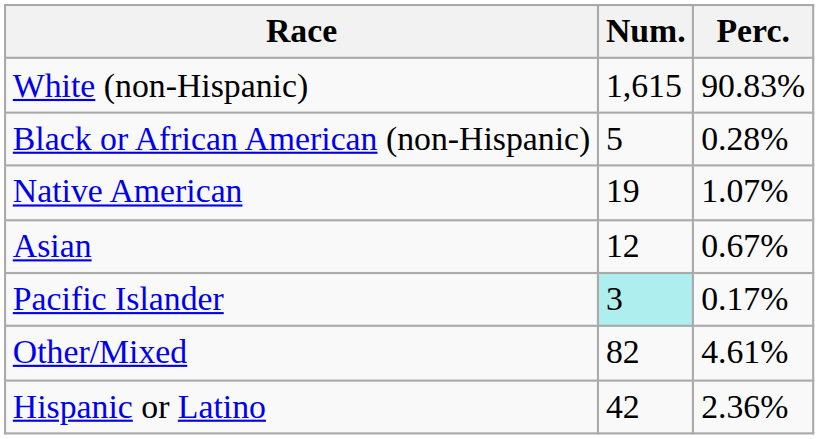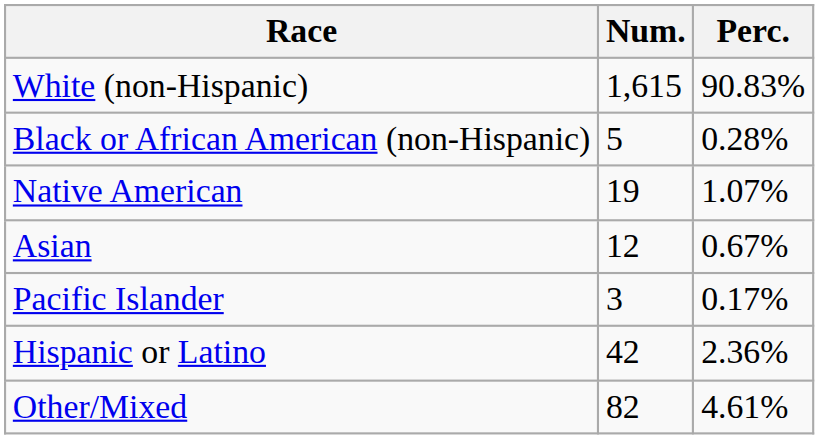(614, 298) paleturquoise background -> (614, 298) no background
rows swapped: (100, 352) <-> (139, 406)
